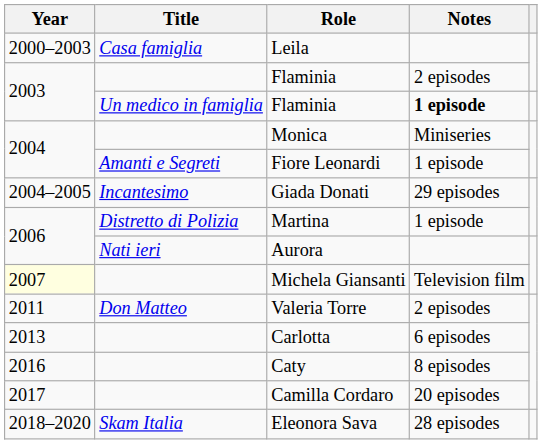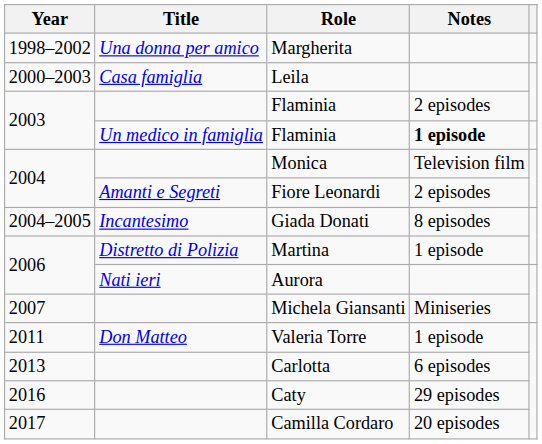+ row: (179, 47)
(452, 134) Miniseries -> (469, 163) Television film
(449, 163) 1 episode -> (452, 192) 2 episodes
(457, 192) 29 episodes -> (452, 221) 8 episodes
(27, 279) lightyellow background -> (27, 308) no background
(469, 279) Television film -> (452, 308) Miniseries
(452, 308) 2 episodes -> (449, 337) 1 episode
(452, 366) 8 episodes -> (457, 395) 29 episodes
- row: (141, 423)
